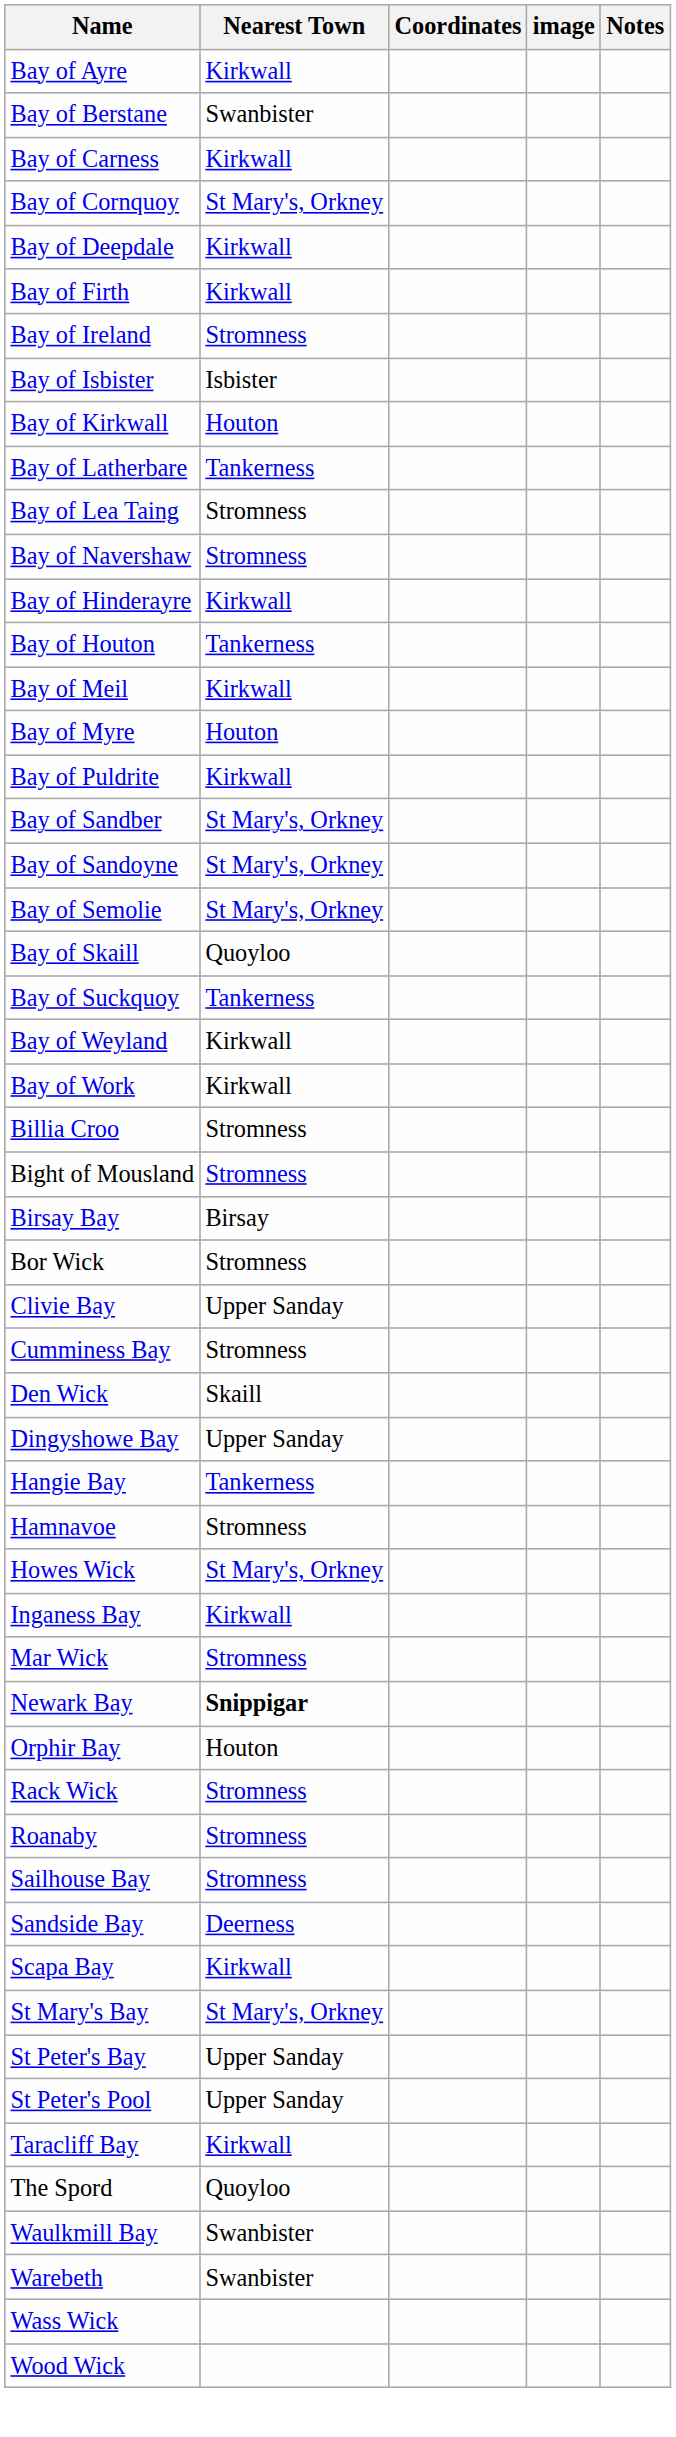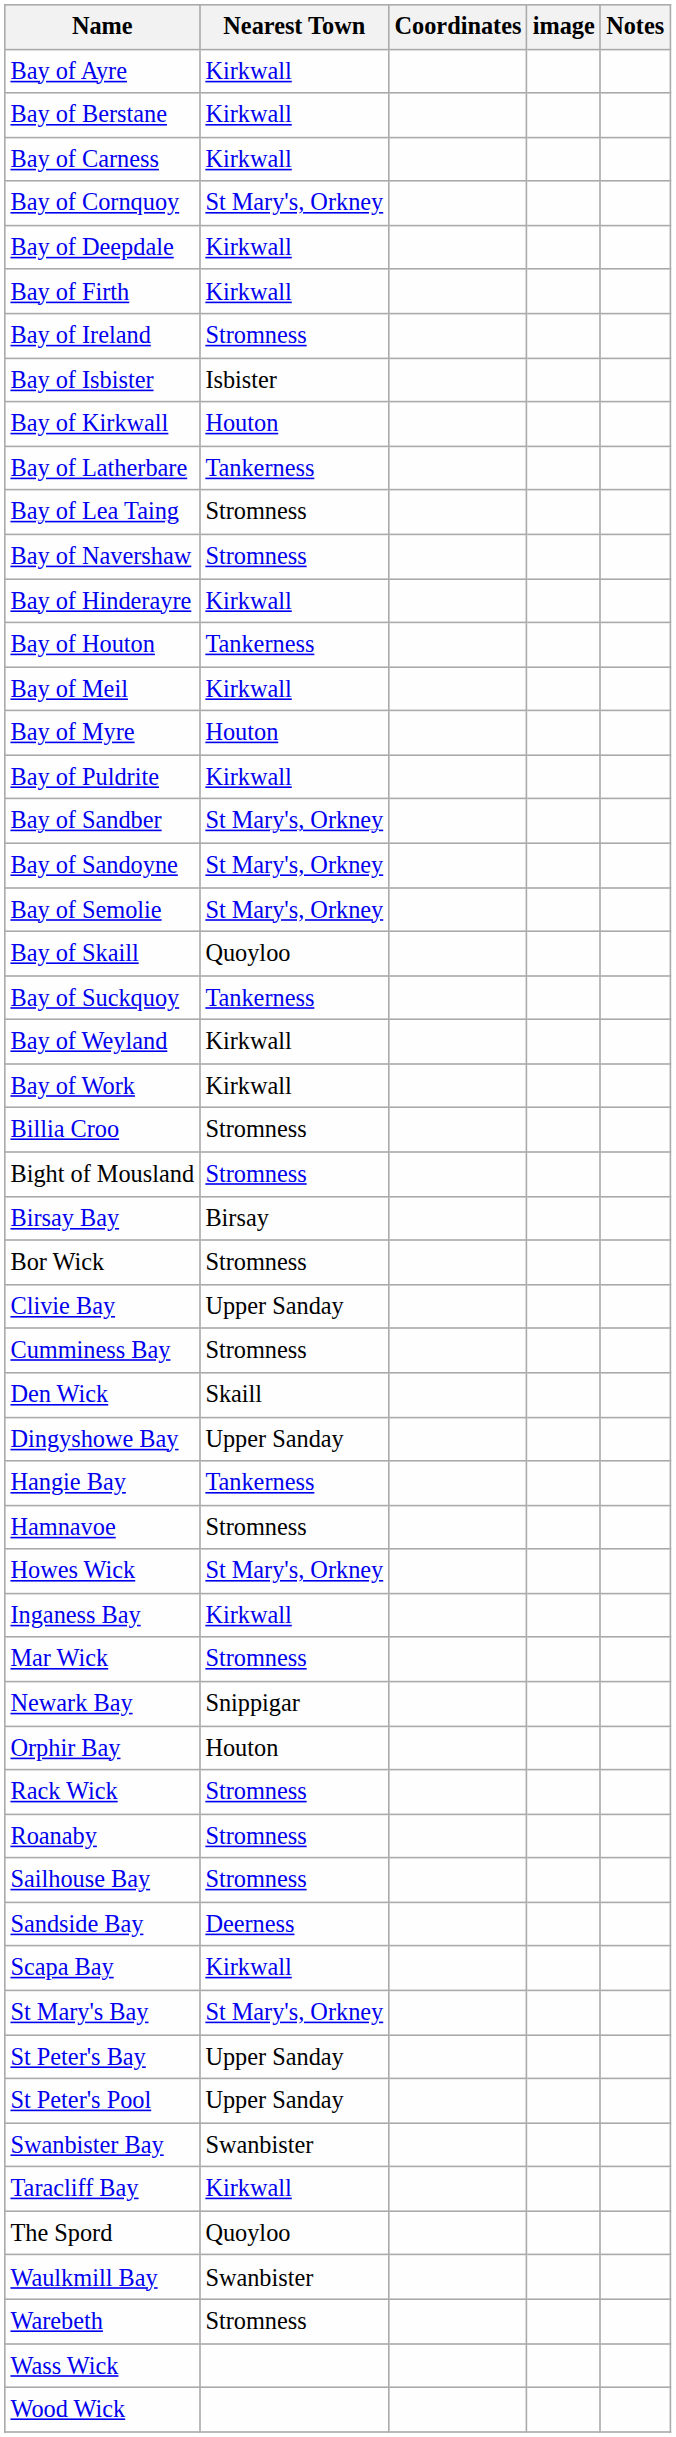(259, 114) Swanbister -> (249, 114) Kirkwall
(257, 1703) bold -> (253, 1703) normal
+ row: (87, 2144)
(259, 2276) Swanbister -> (256, 2320) Stromness
